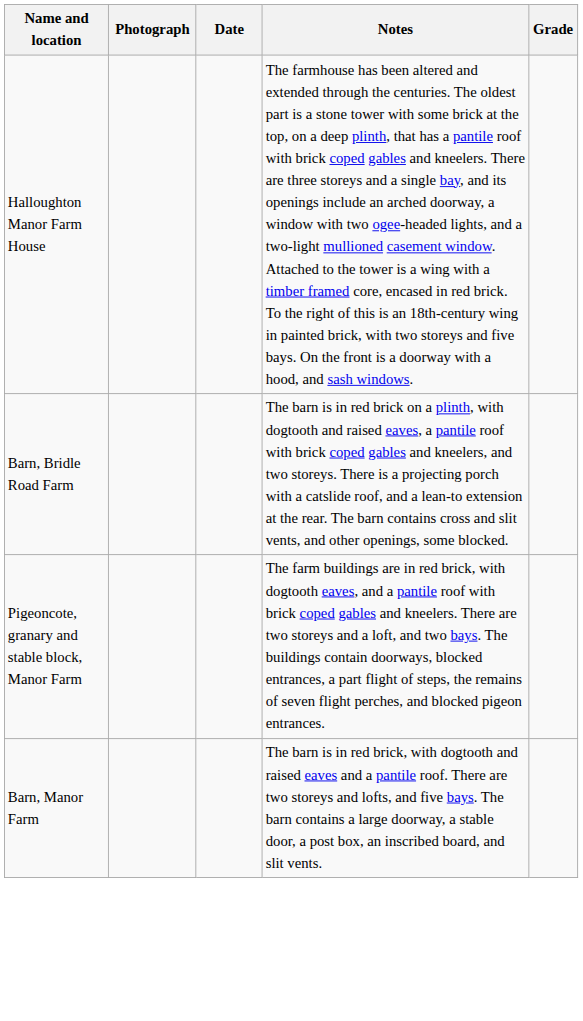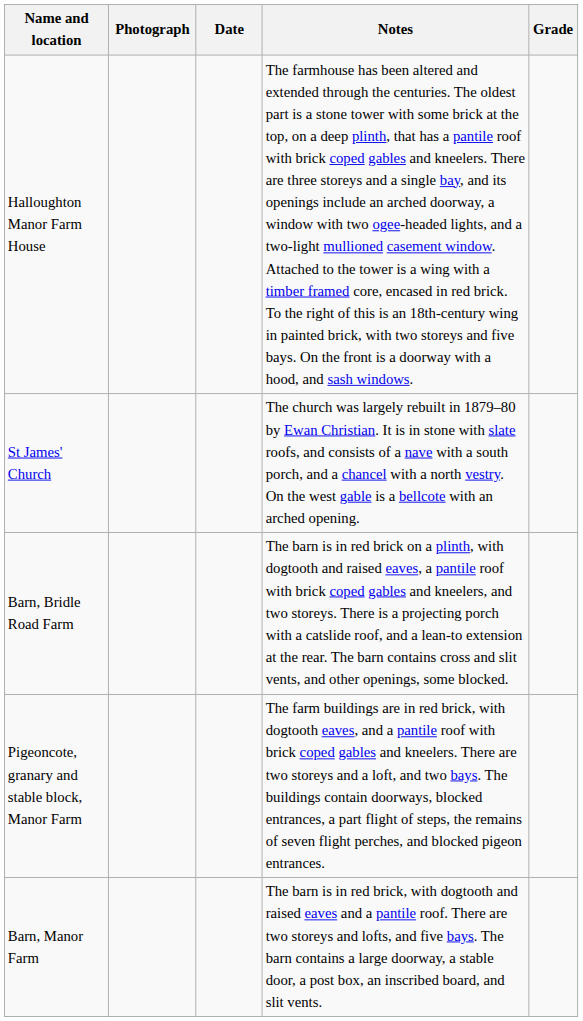+ row: (35, 463)
